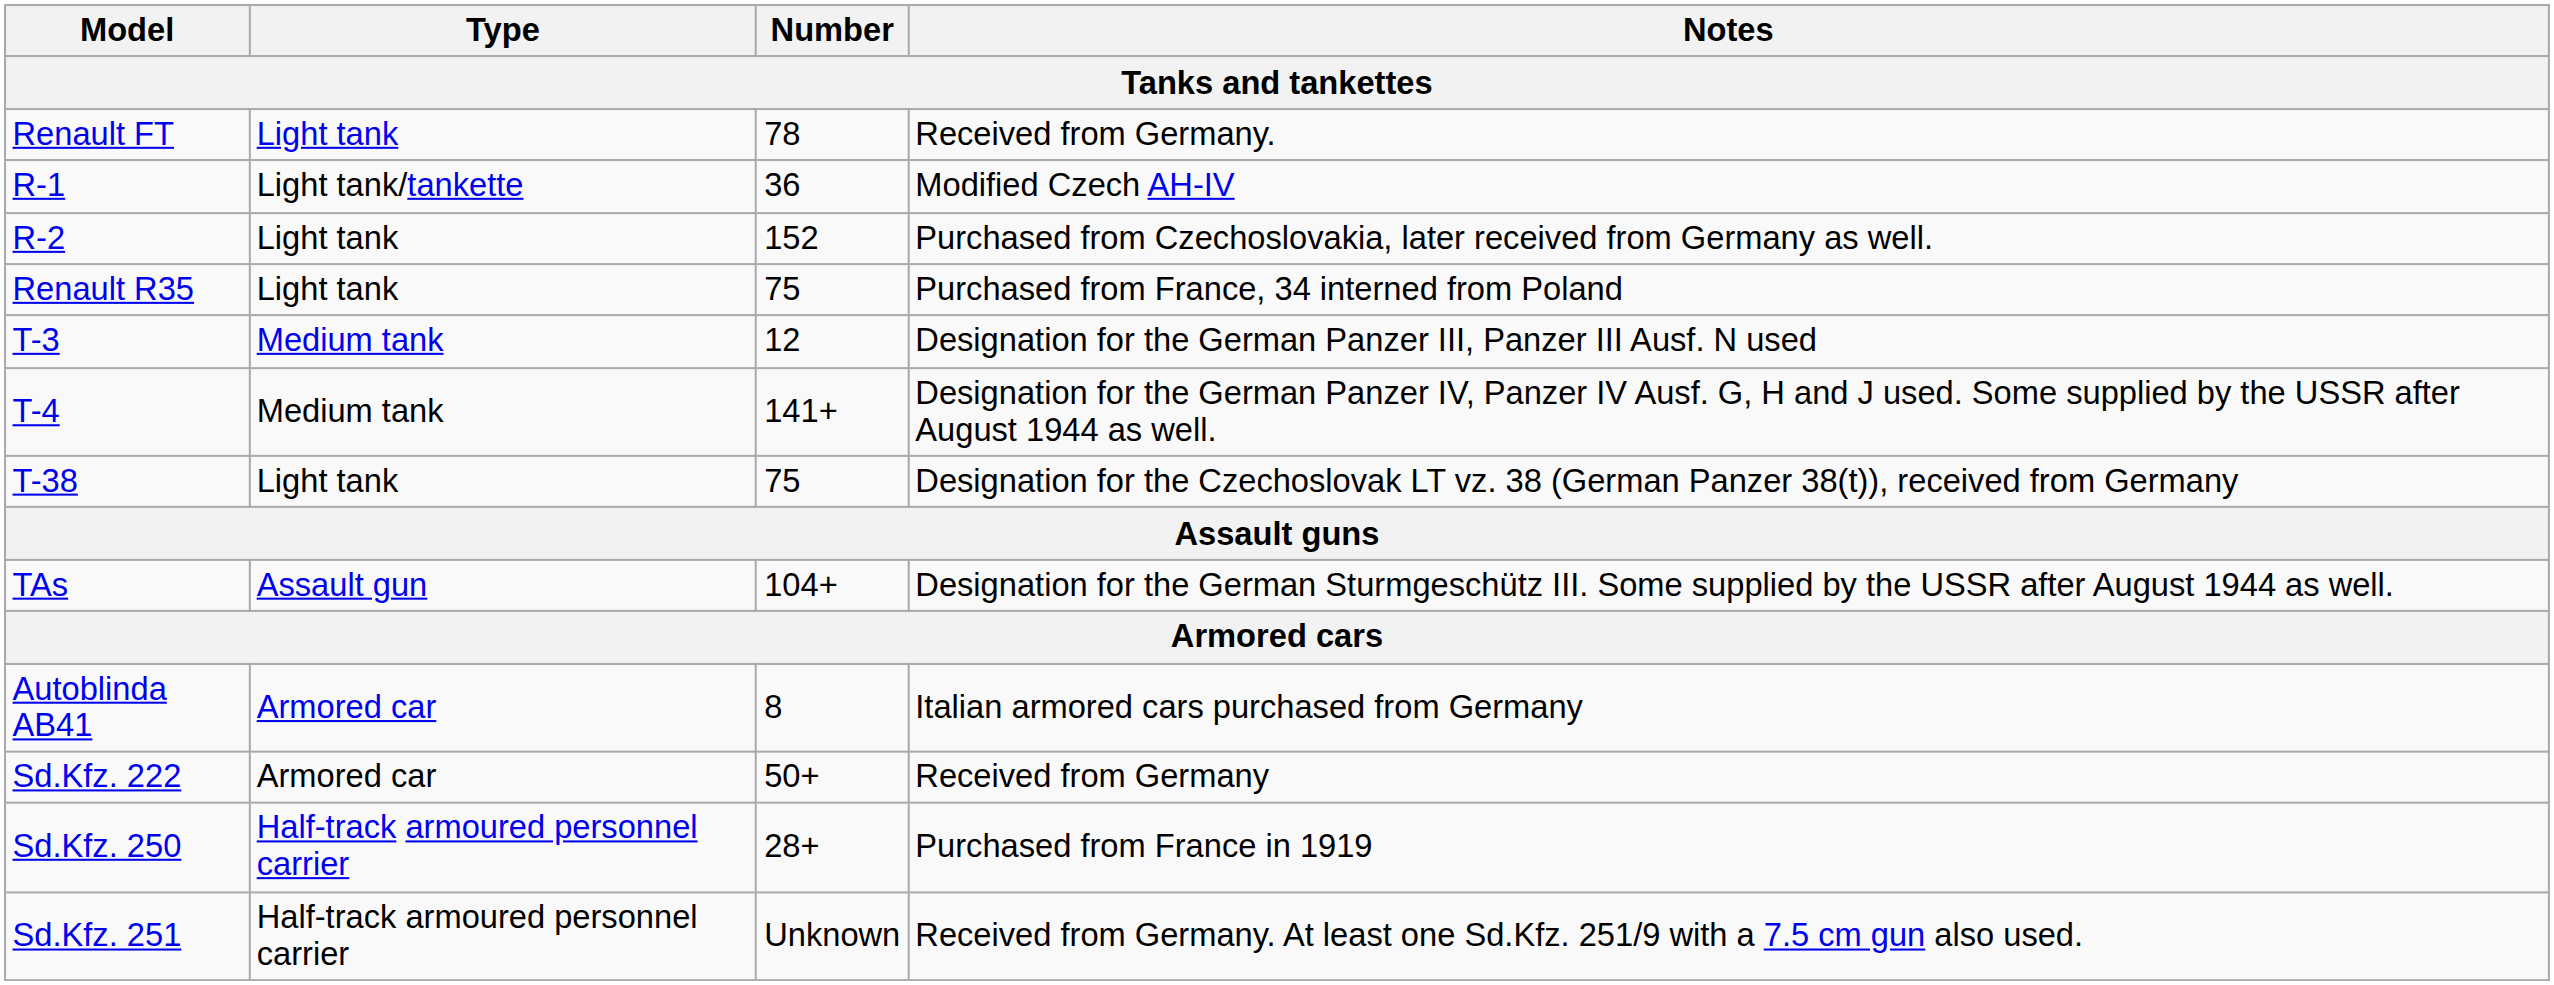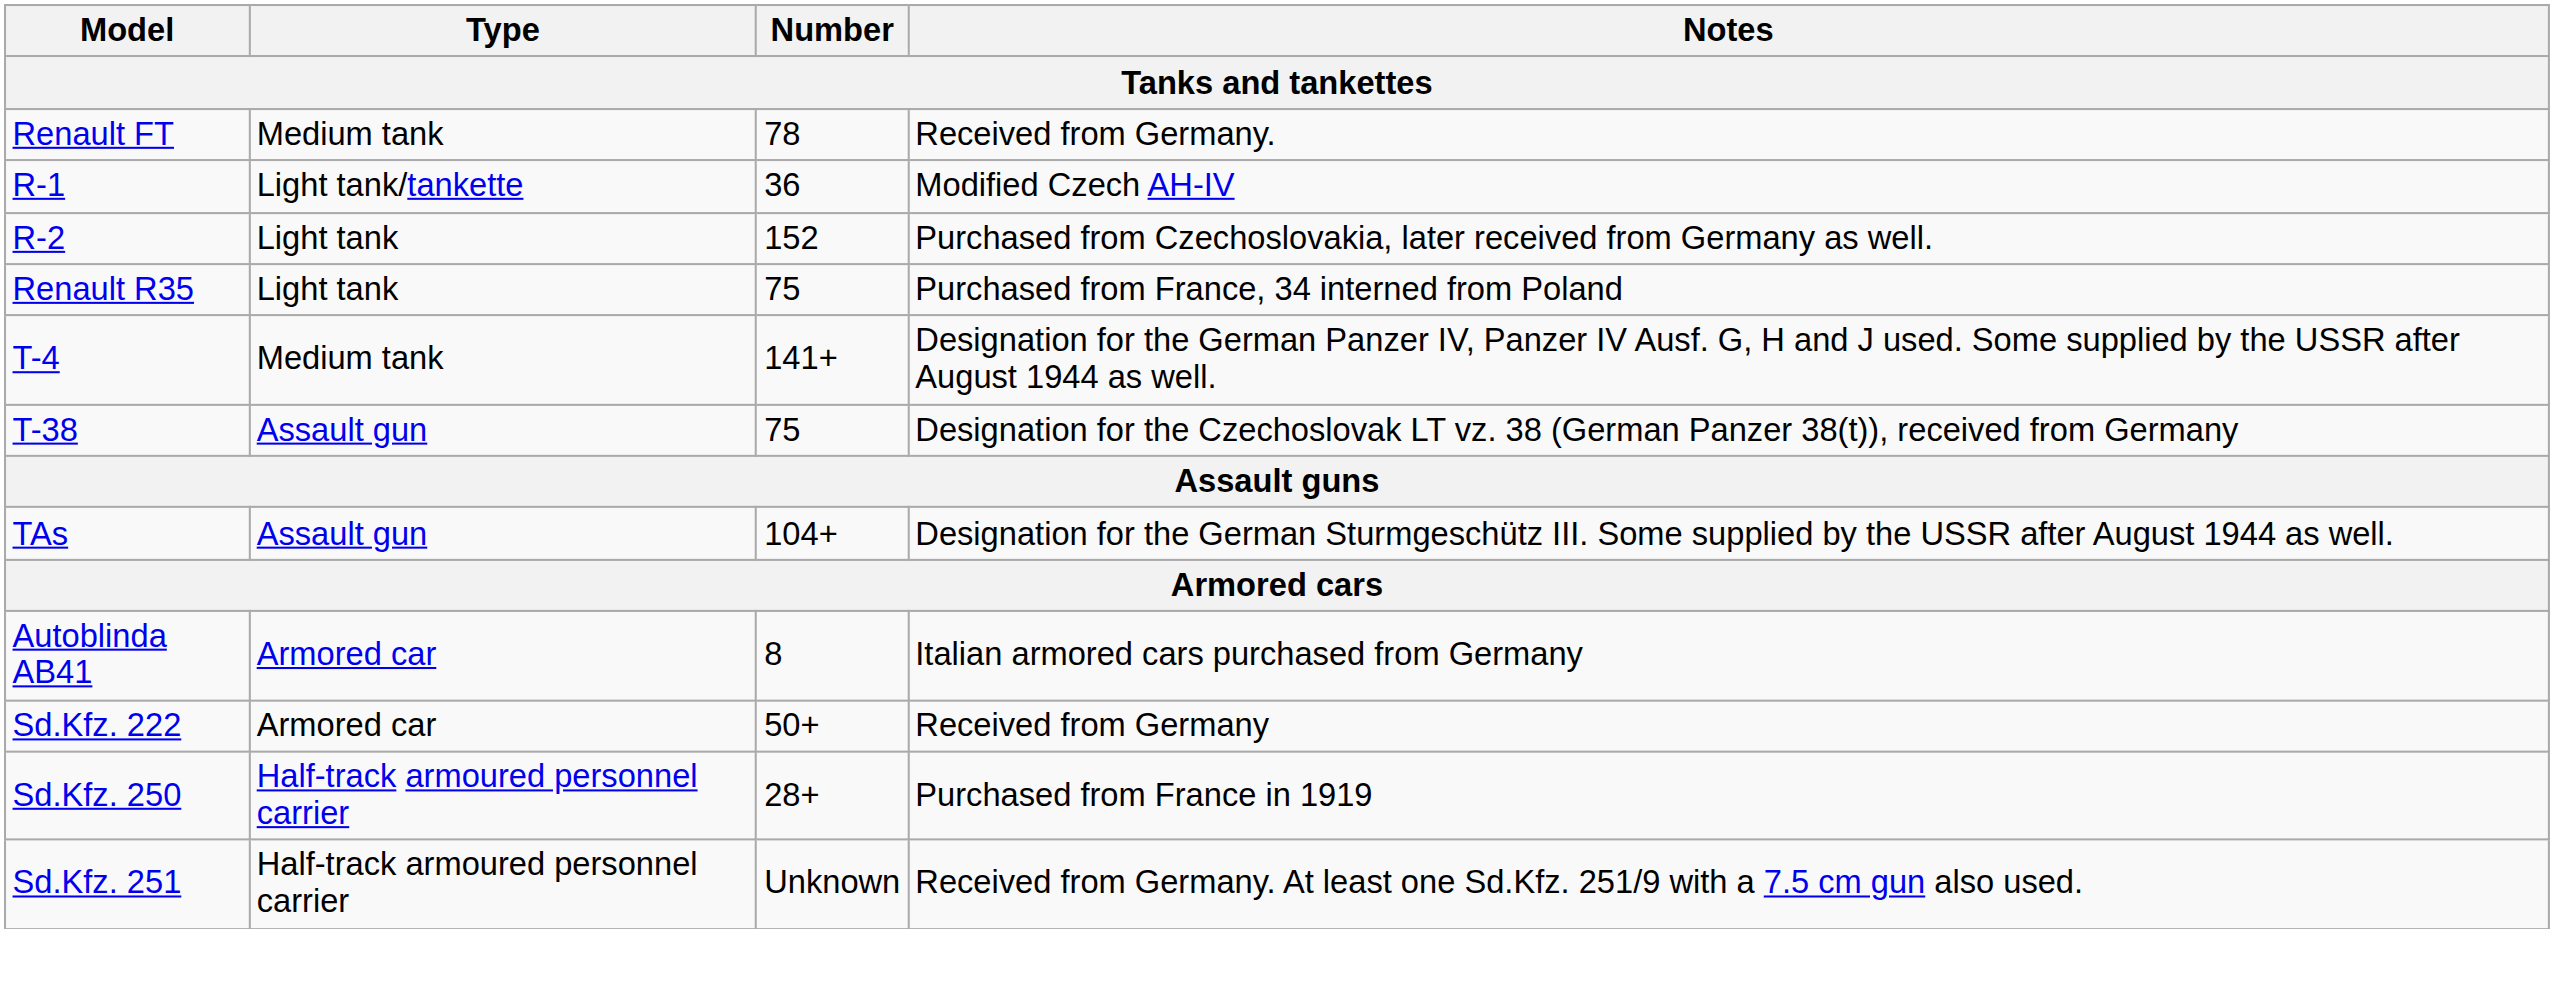(327, 133) Light tank -> (350, 133) Medium tank
- row: (36, 340)
(327, 481) Light tank -> (342, 429) Assault gun
